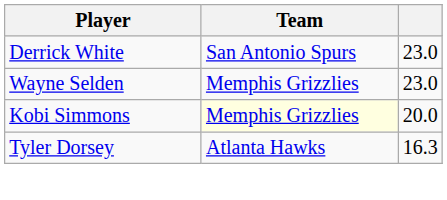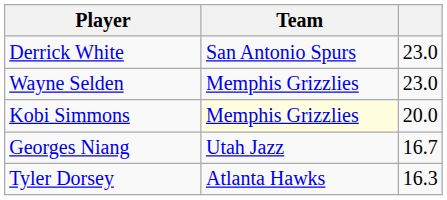+ row: (69, 147)
